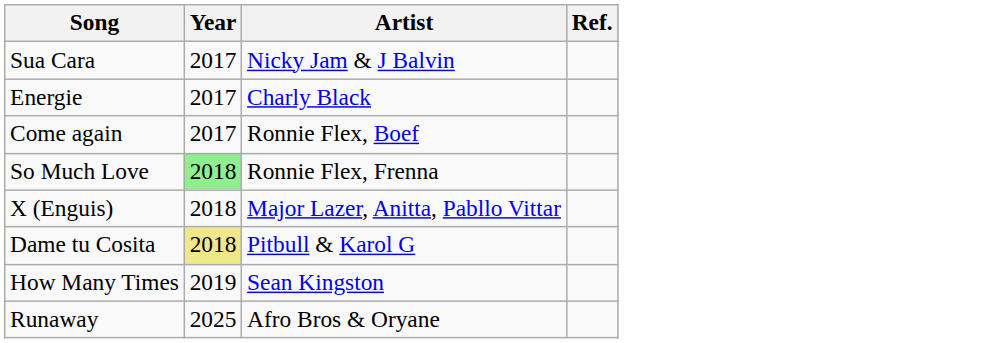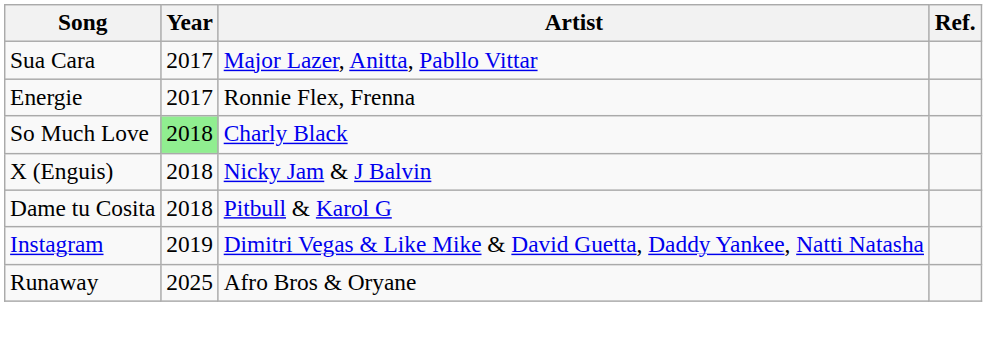(351, 60) Nicky Jam & J Balvin -> (381, 60) Major Lazer, Anitta, Pabllo Vittar
(309, 97) Charly Black -> (319, 97) Ronnie Flex, Frenna
- row: (66, 134)
(343, 171) Ronnie Flex, Frenna -> (286, 134) Charly Black
(404, 208) Major Lazer, Anitta, Pabllo Vittar -> (328, 171) Nicky Jam & J Balvin
(213, 245) khaki background -> (190, 208) no background
+ row: (57, 245)
- row: (94, 282)
